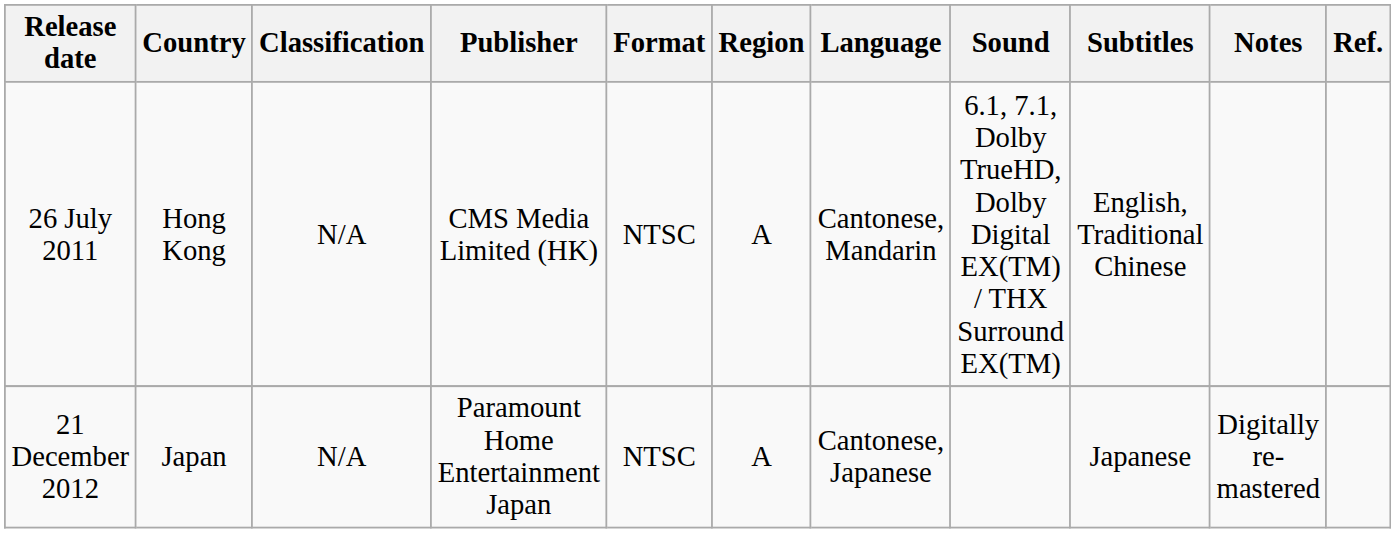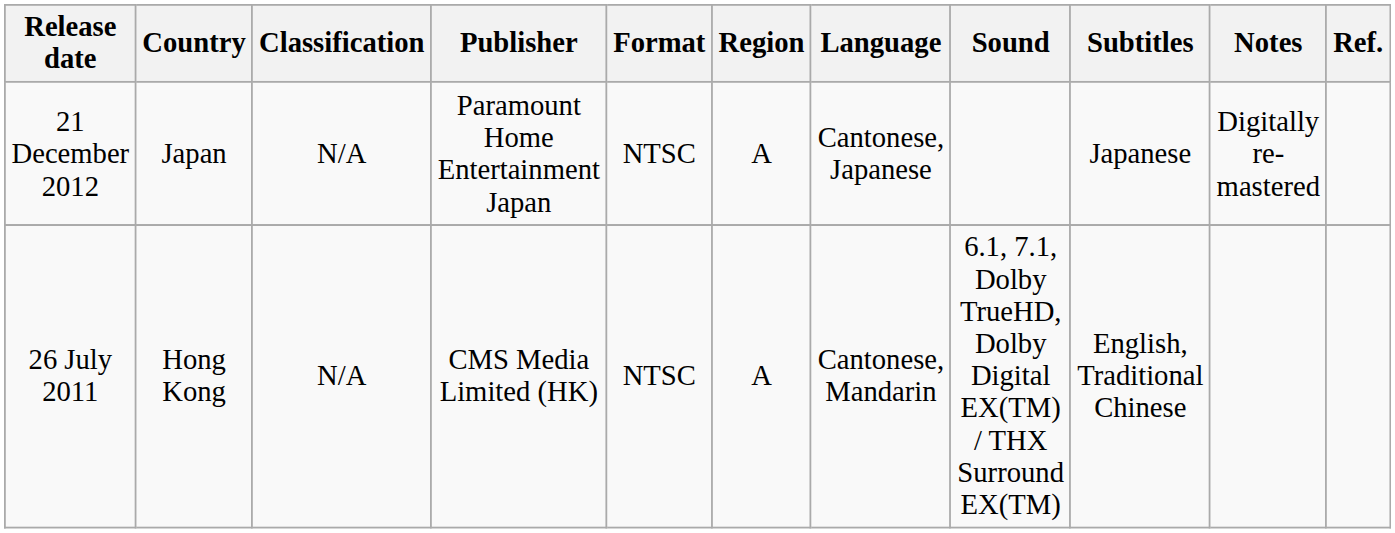rows swapped: (70, 233) <-> (70, 456)
